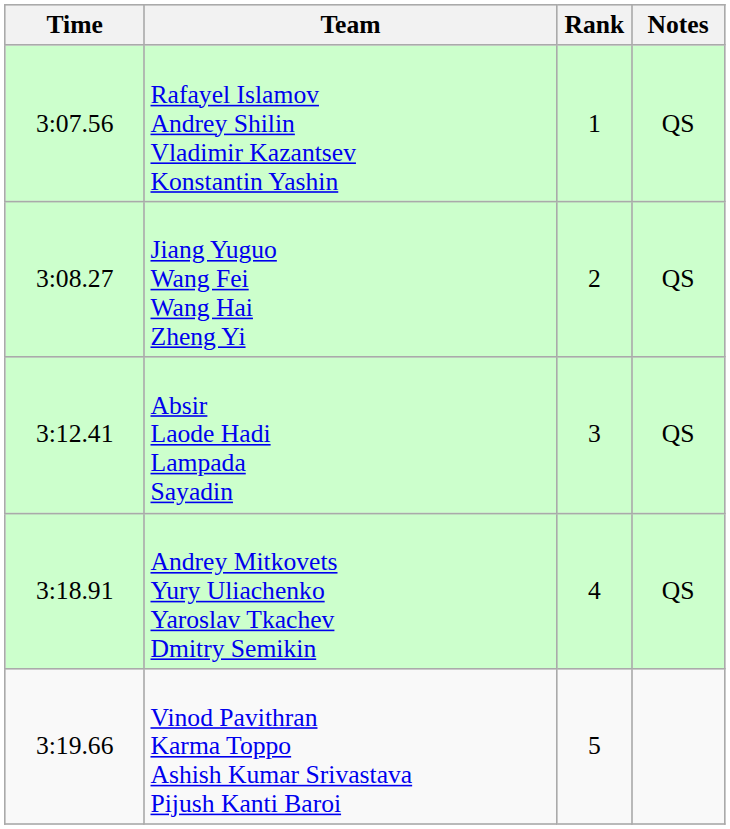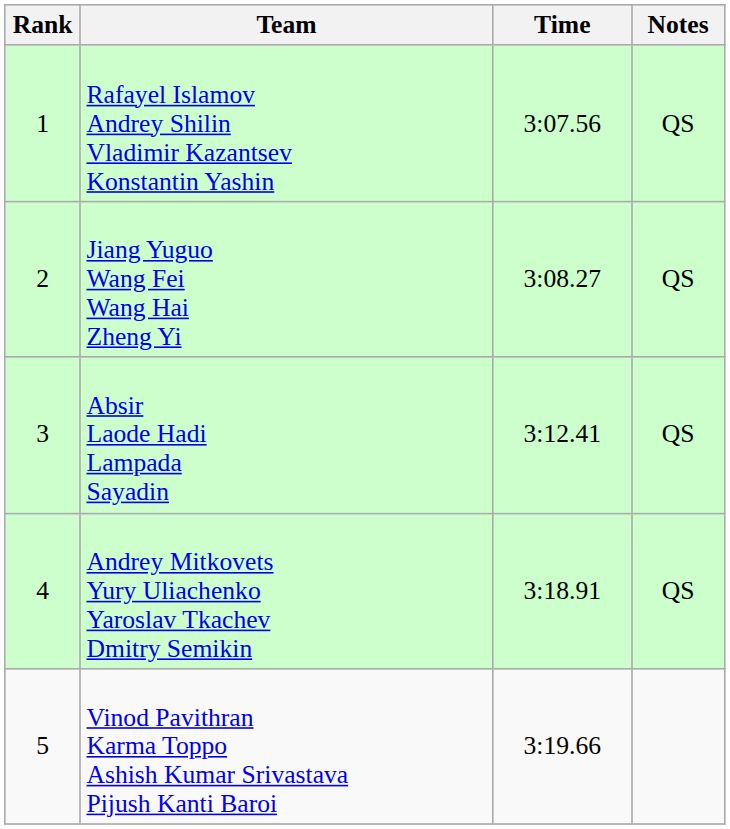columns swapped: (594, 24) <-> (75, 24)
